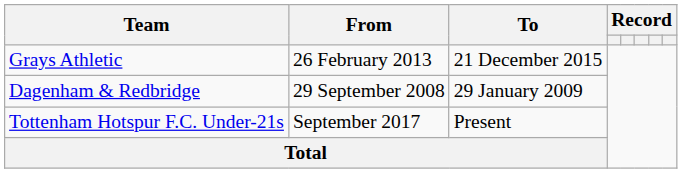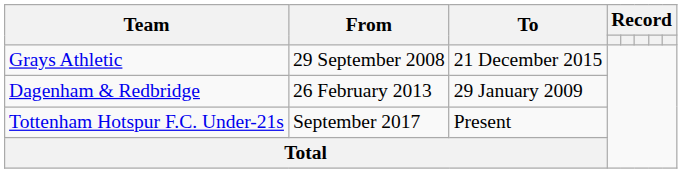(362, 59) 26 February 2013 -> (369, 59) 29 September 2008
(369, 90) 29 September 2008 -> (362, 90) 26 February 2013
